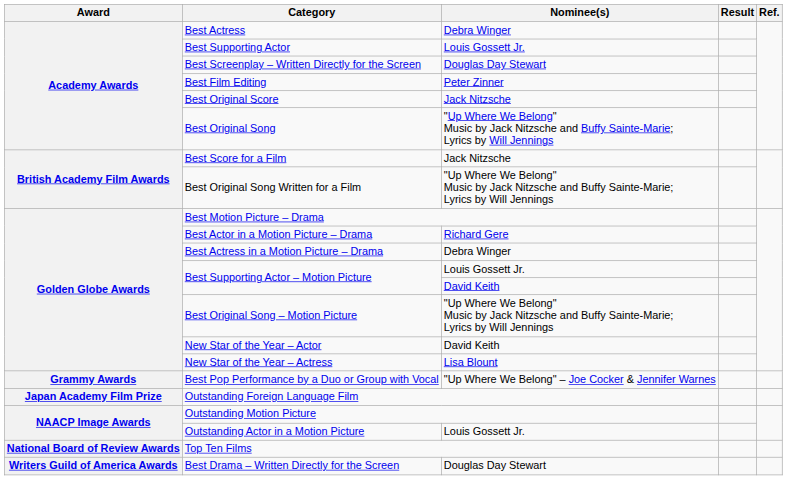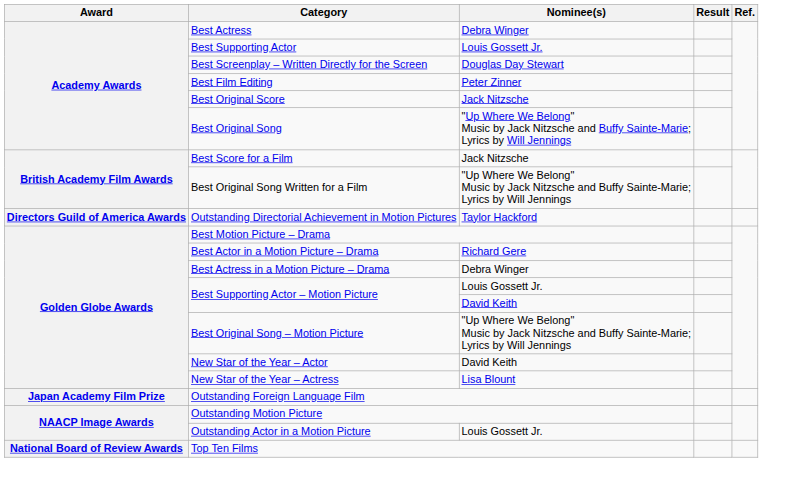+ row: (324, 217)
- row: (312, 379)
- row: (292, 466)
